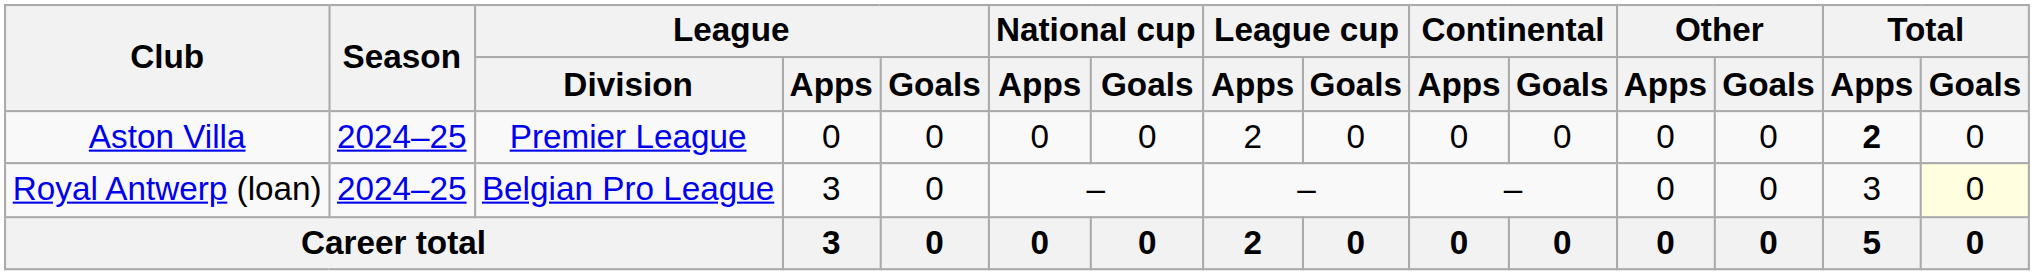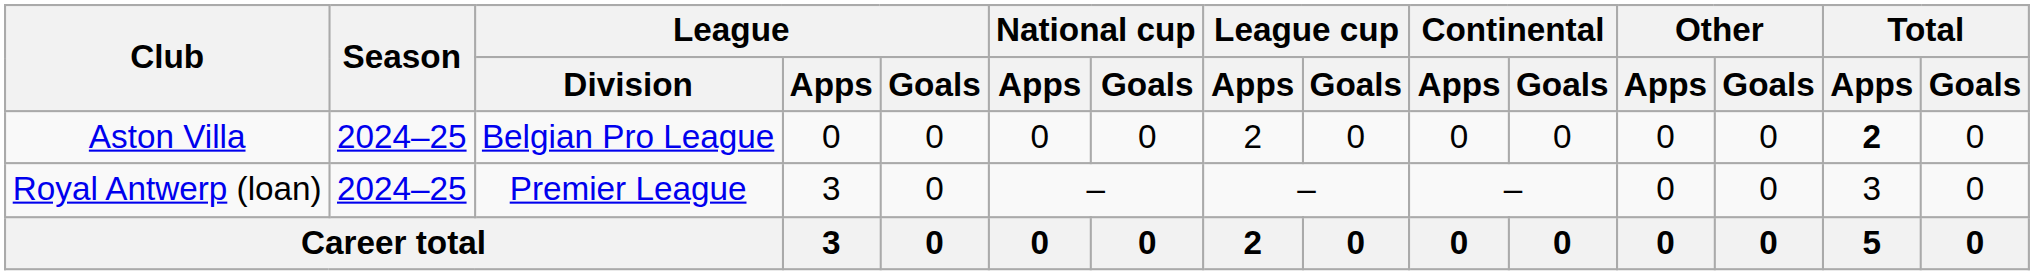(628, 136) Premier League -> (628, 136) Belgian Pro League
(628, 189) Belgian Pro League -> (628, 189) Premier League
(1975, 189) lightyellow background -> (1975, 189) no background
